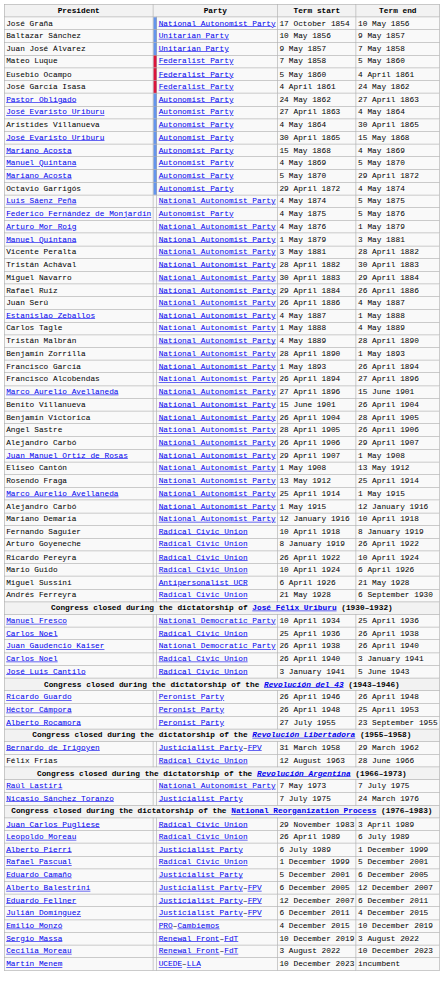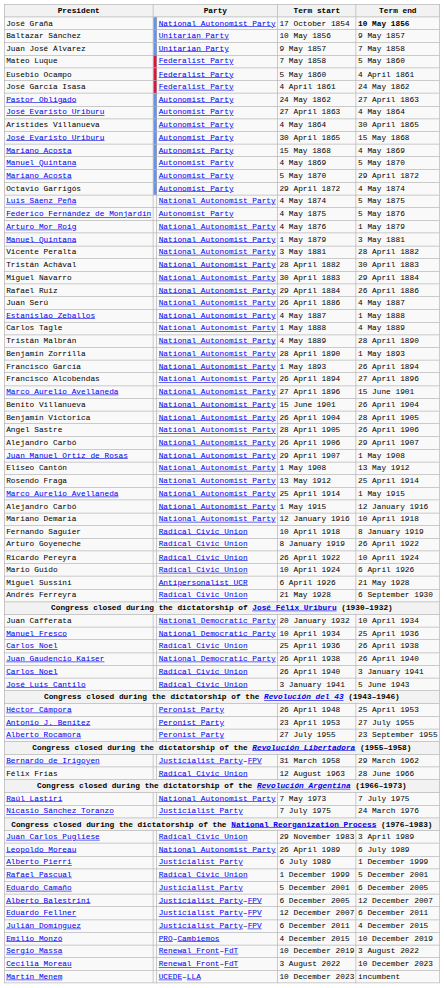(384, 23) normal -> (384, 23) bold
+ row: (315, 621)
- row: (310, 697)
+ row: (310, 723)
(203, 837) Radical Civic Union -> (217, 850) National Autonomist Party
